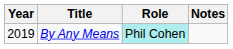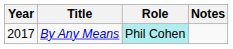(21, 33) 2019 -> (21, 33) 2017
